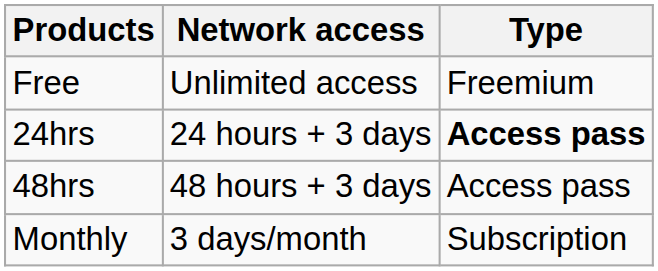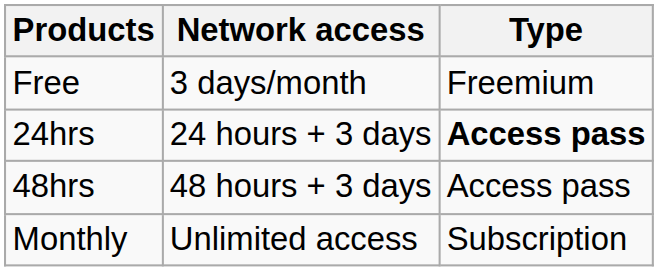(294, 82) Unlimited access -> (268, 82) 3 days/month
(268, 238) 3 days/month -> (294, 238) Unlimited access
